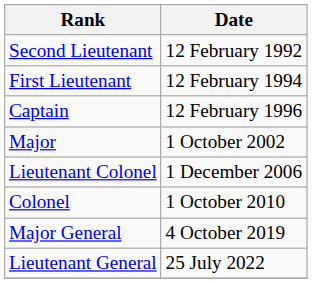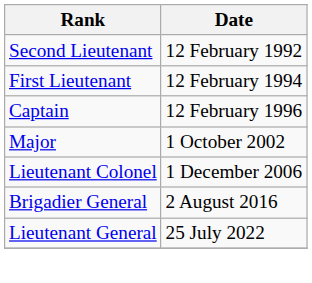- row: (39, 202)
+ row: (78, 202)
- row: (65, 232)
